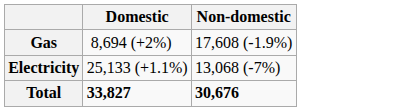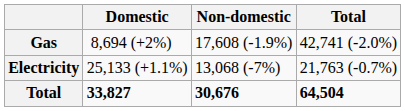+ column: (348, 17)
